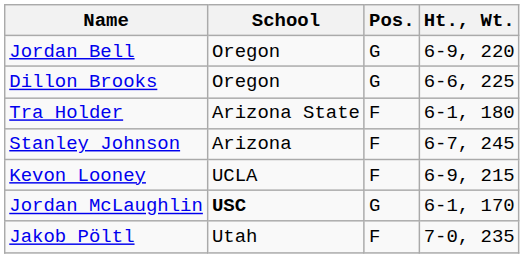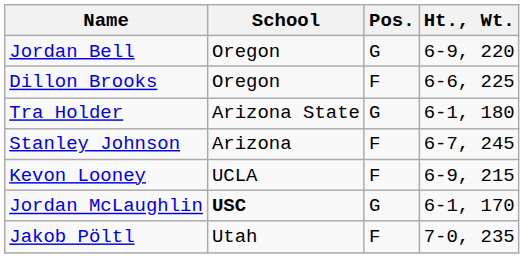(375, 82) G -> (375, 82) F
(375, 113) F -> (375, 113) G
